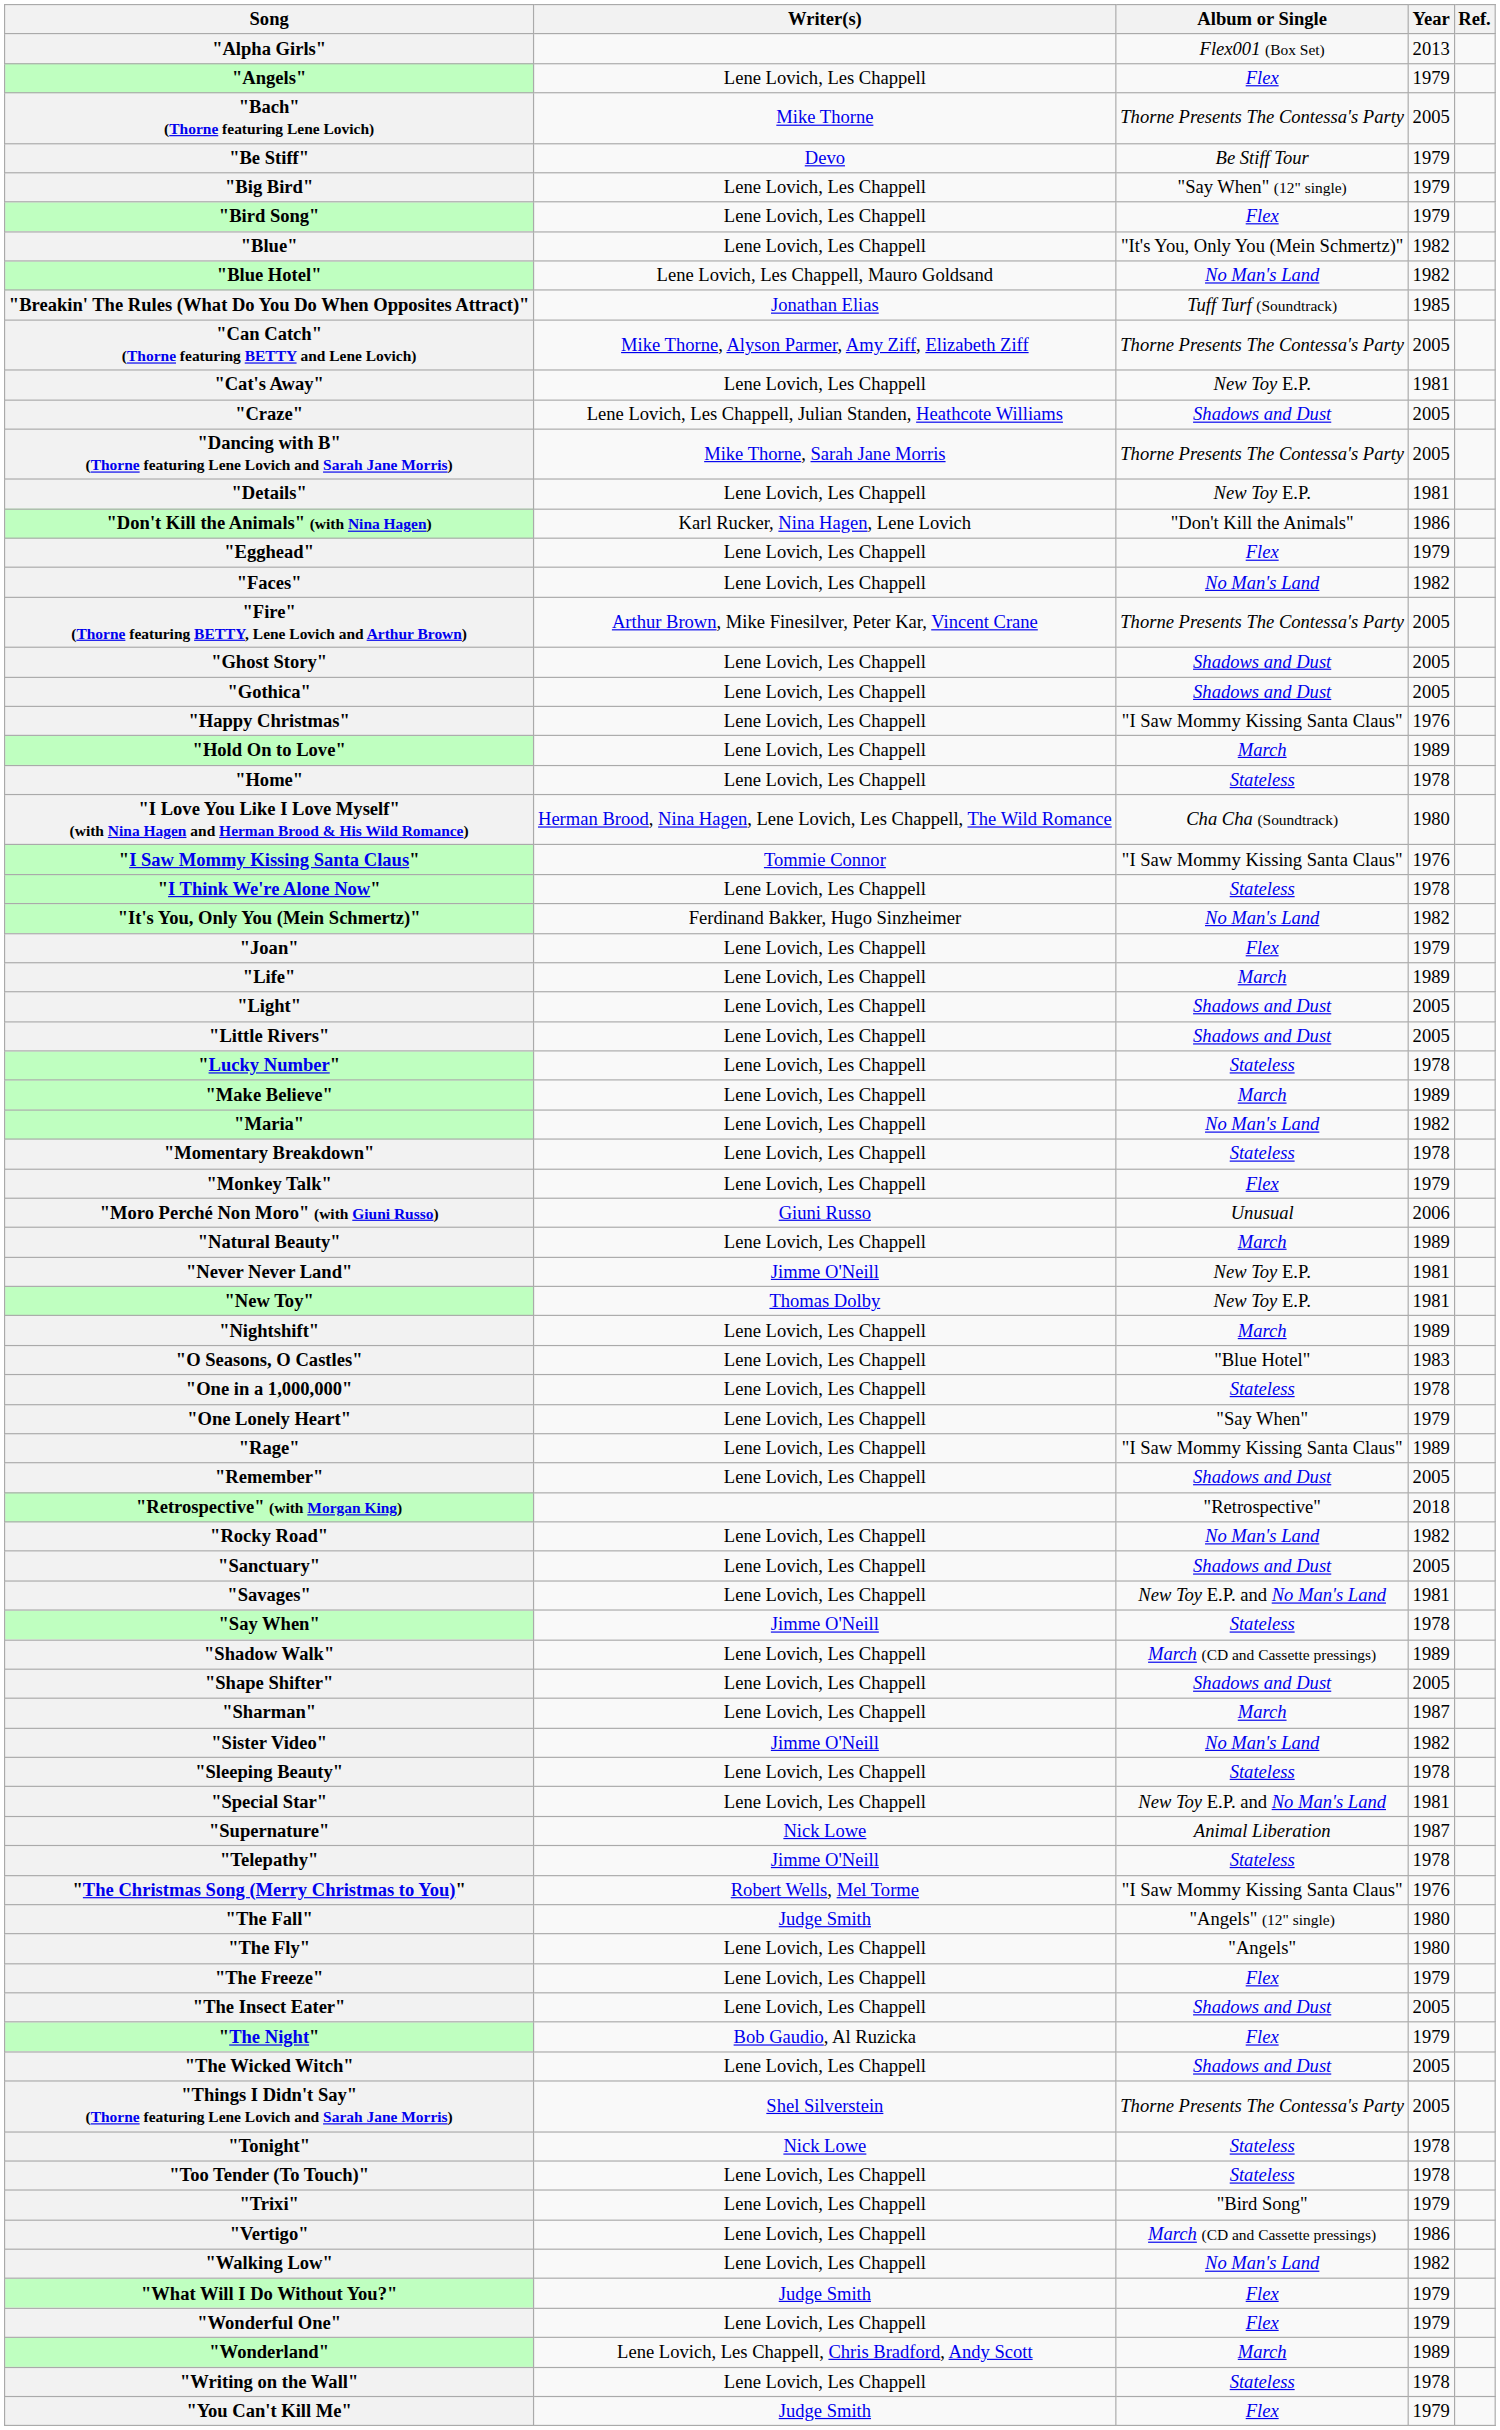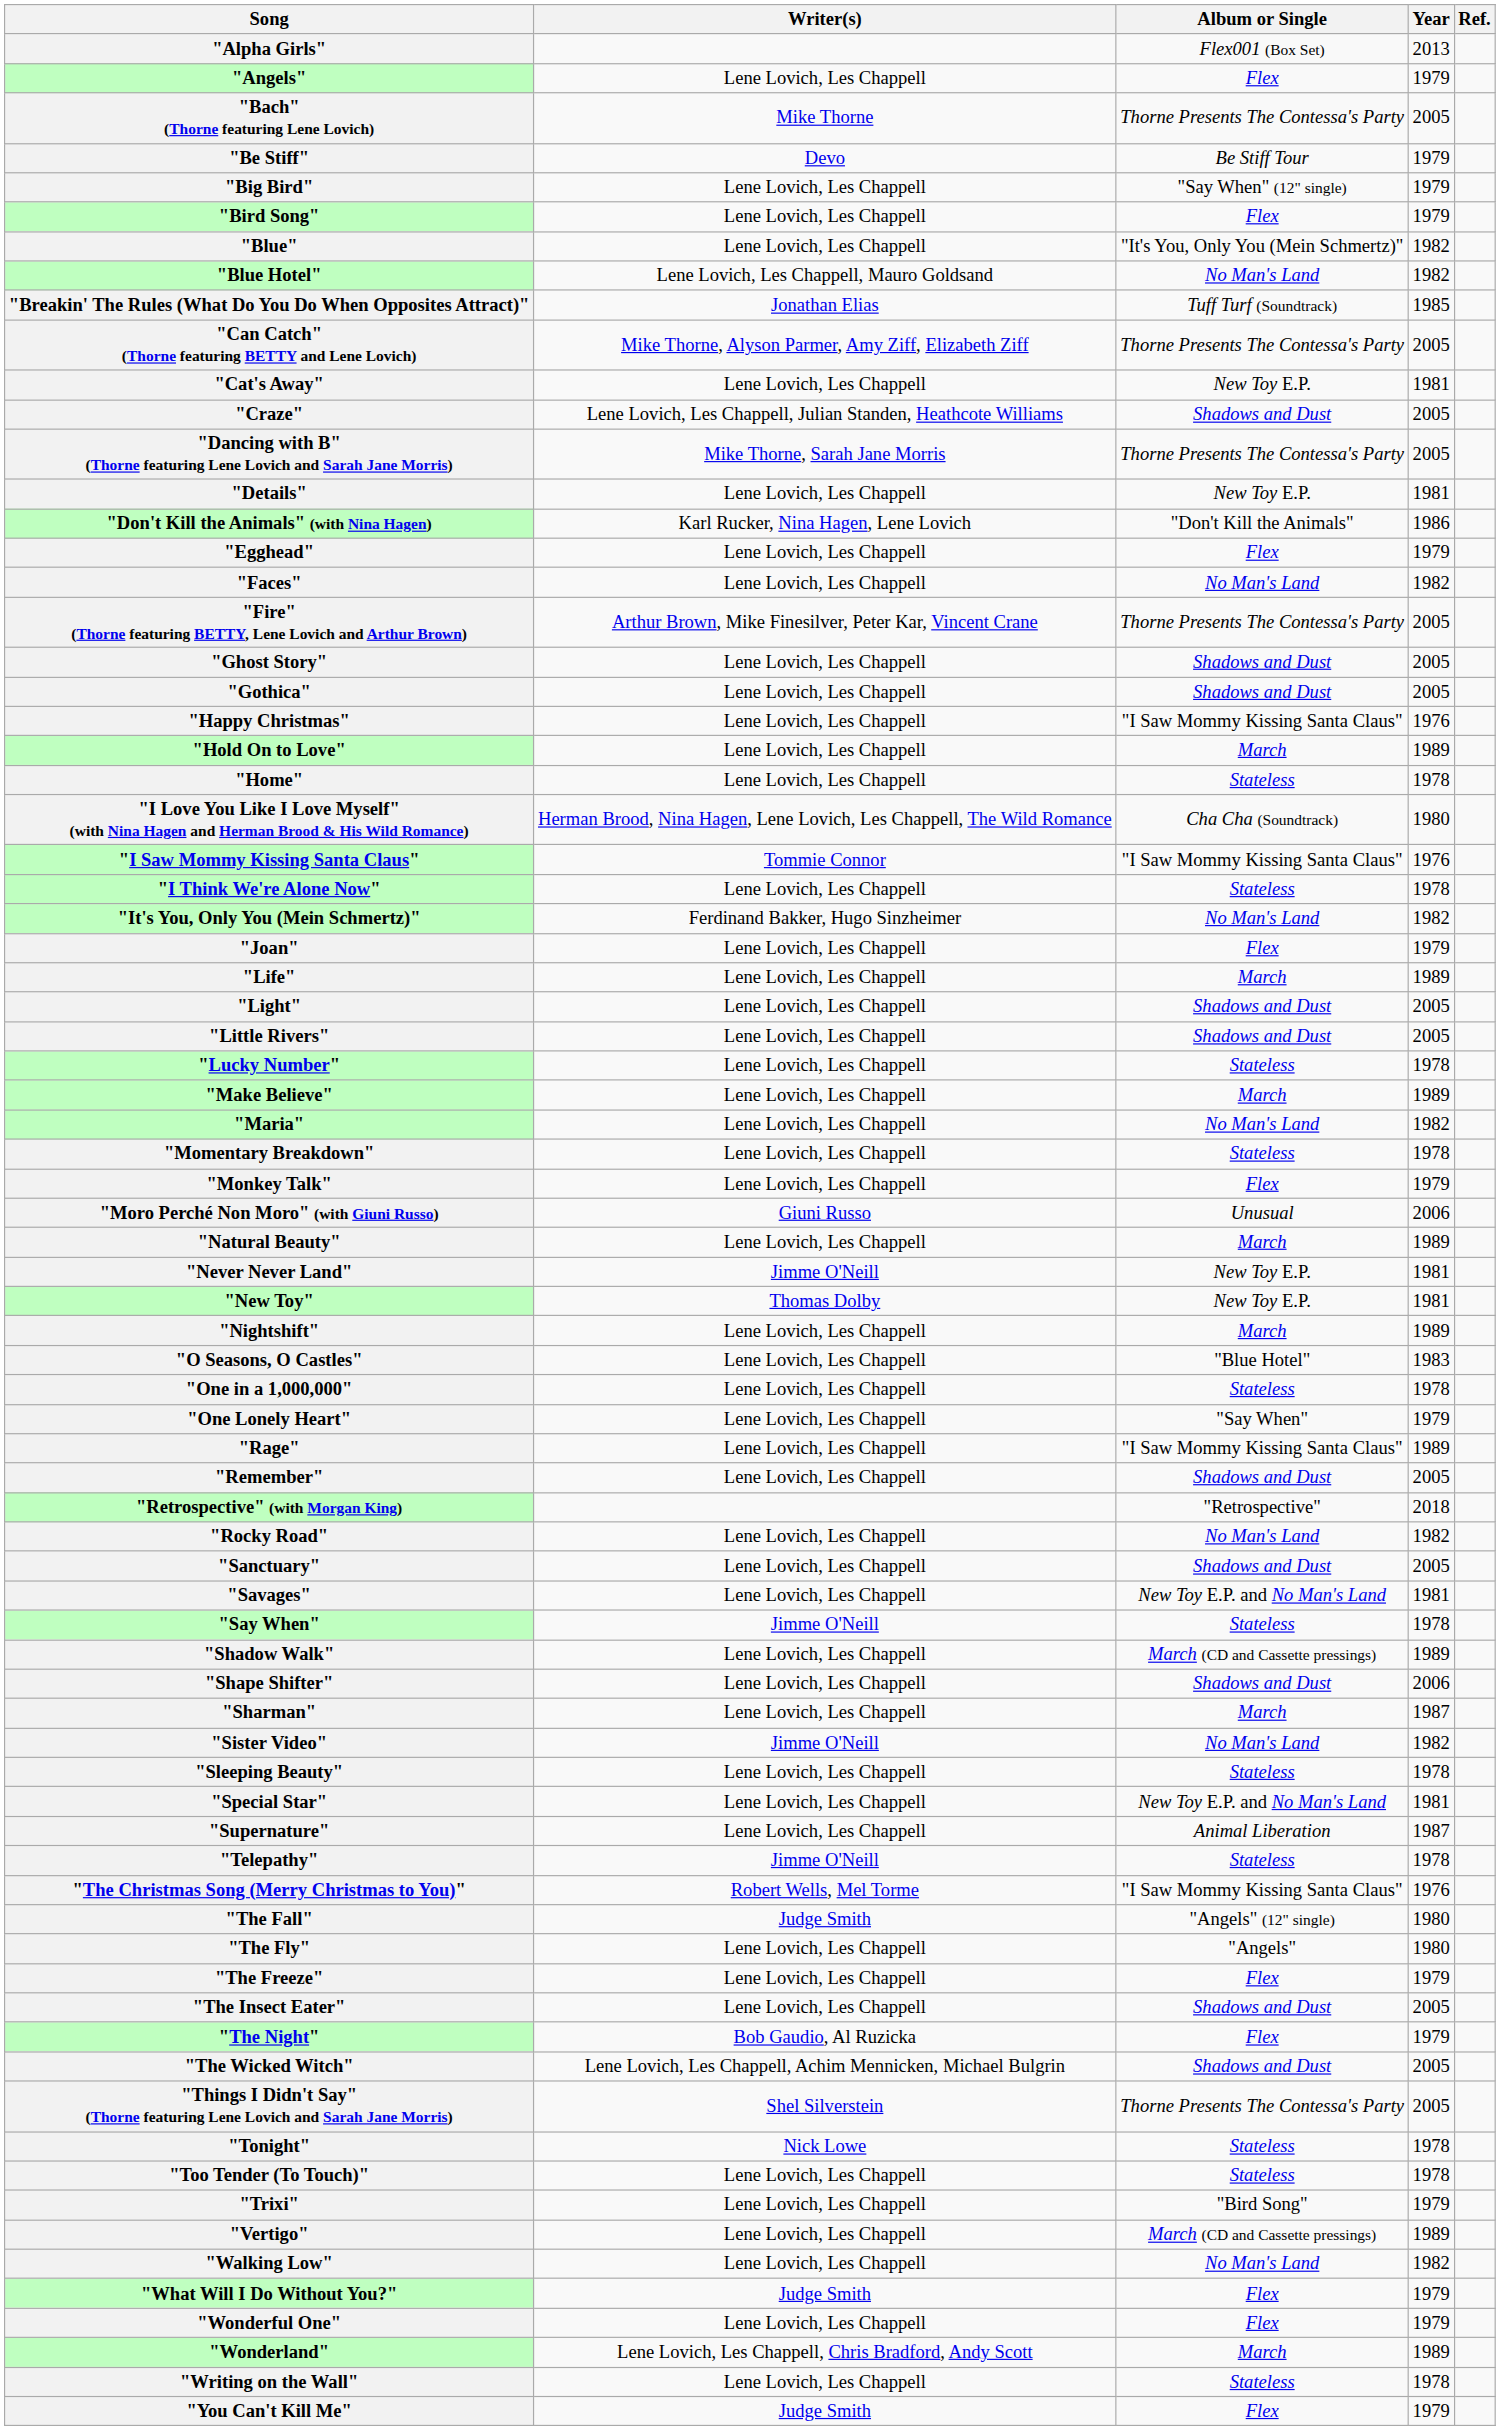(1431, 1683) 2005 -> (1431, 1683) 2006
(825, 1830) Nick Lowe -> (825, 1830) Lene Lovich, Les Chappell
(825, 2066) Lene Lovich, Les Chappell -> (825, 2066) Lene Lovich, Les Chappell, Achim Mennicken, Michael Bulgrin
(1431, 2234) 1986 -> (1431, 2234) 1989
